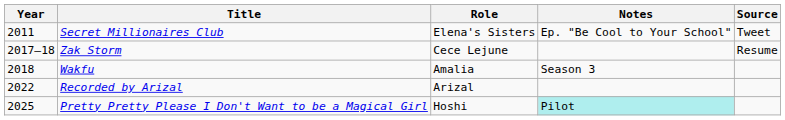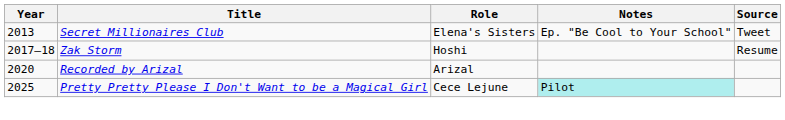(21, 32) 2011 -> (21, 32) 2013
(471, 51) Cece Lejune -> (450, 51) Hoshi
- row: (77, 69)
(21, 87) 2022 -> (21, 69) 2020
(450, 106) Hoshi -> (471, 87) Cece Lejune
